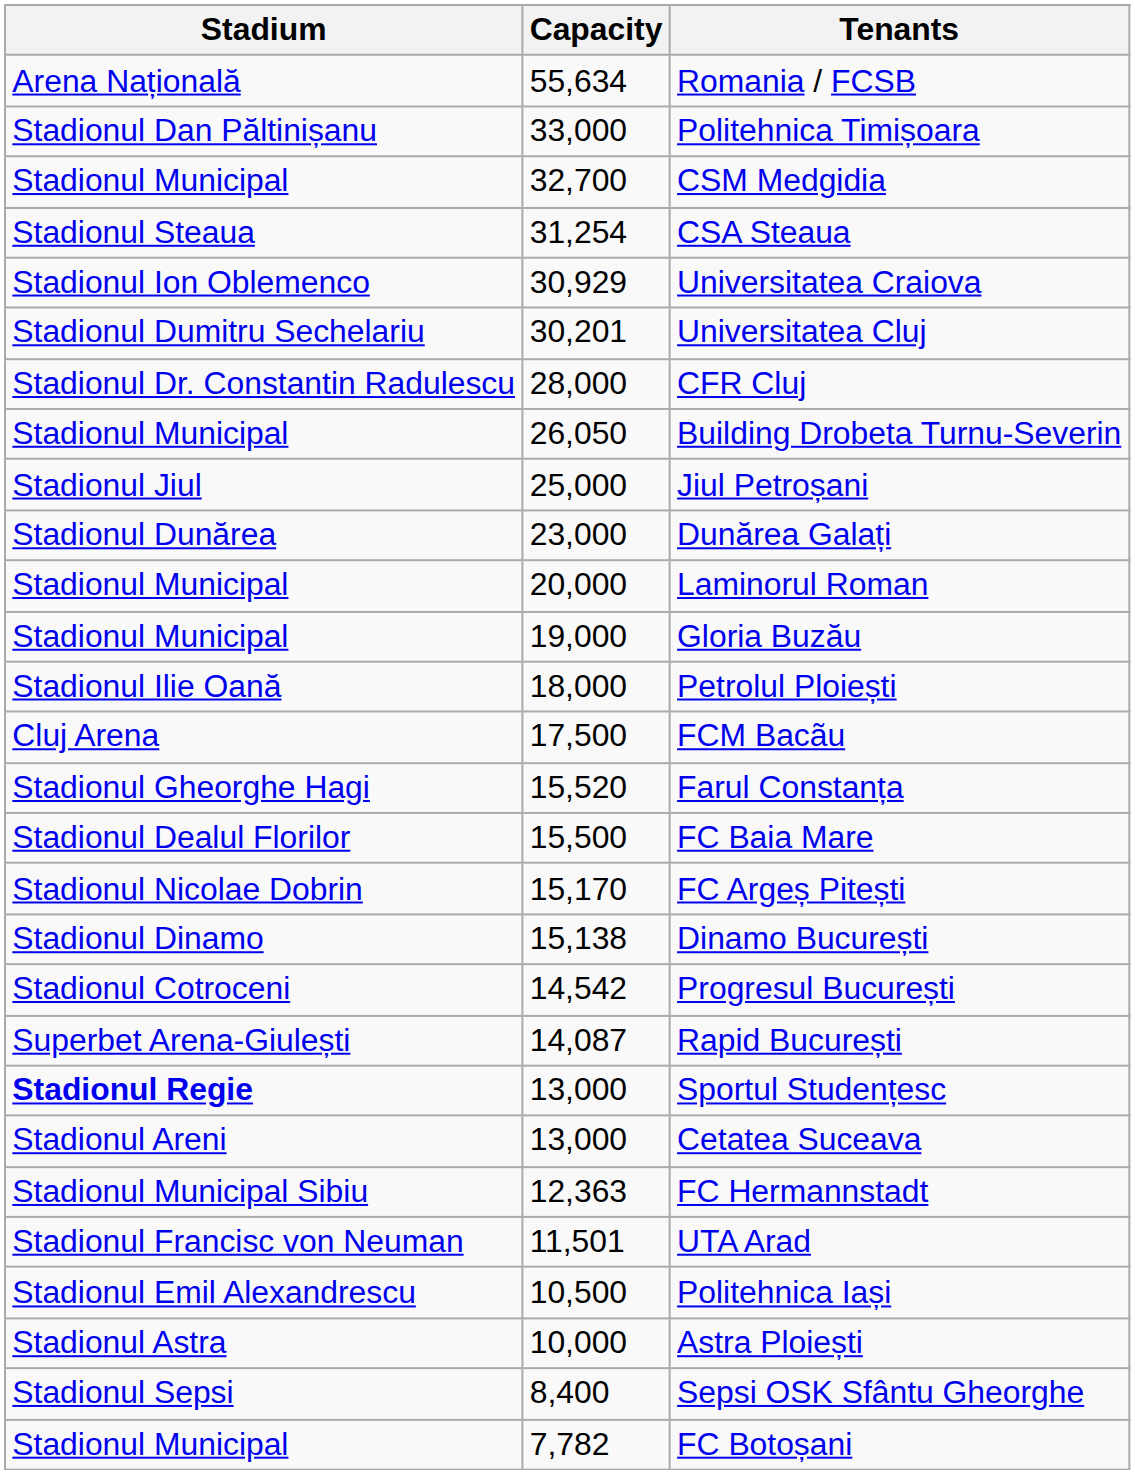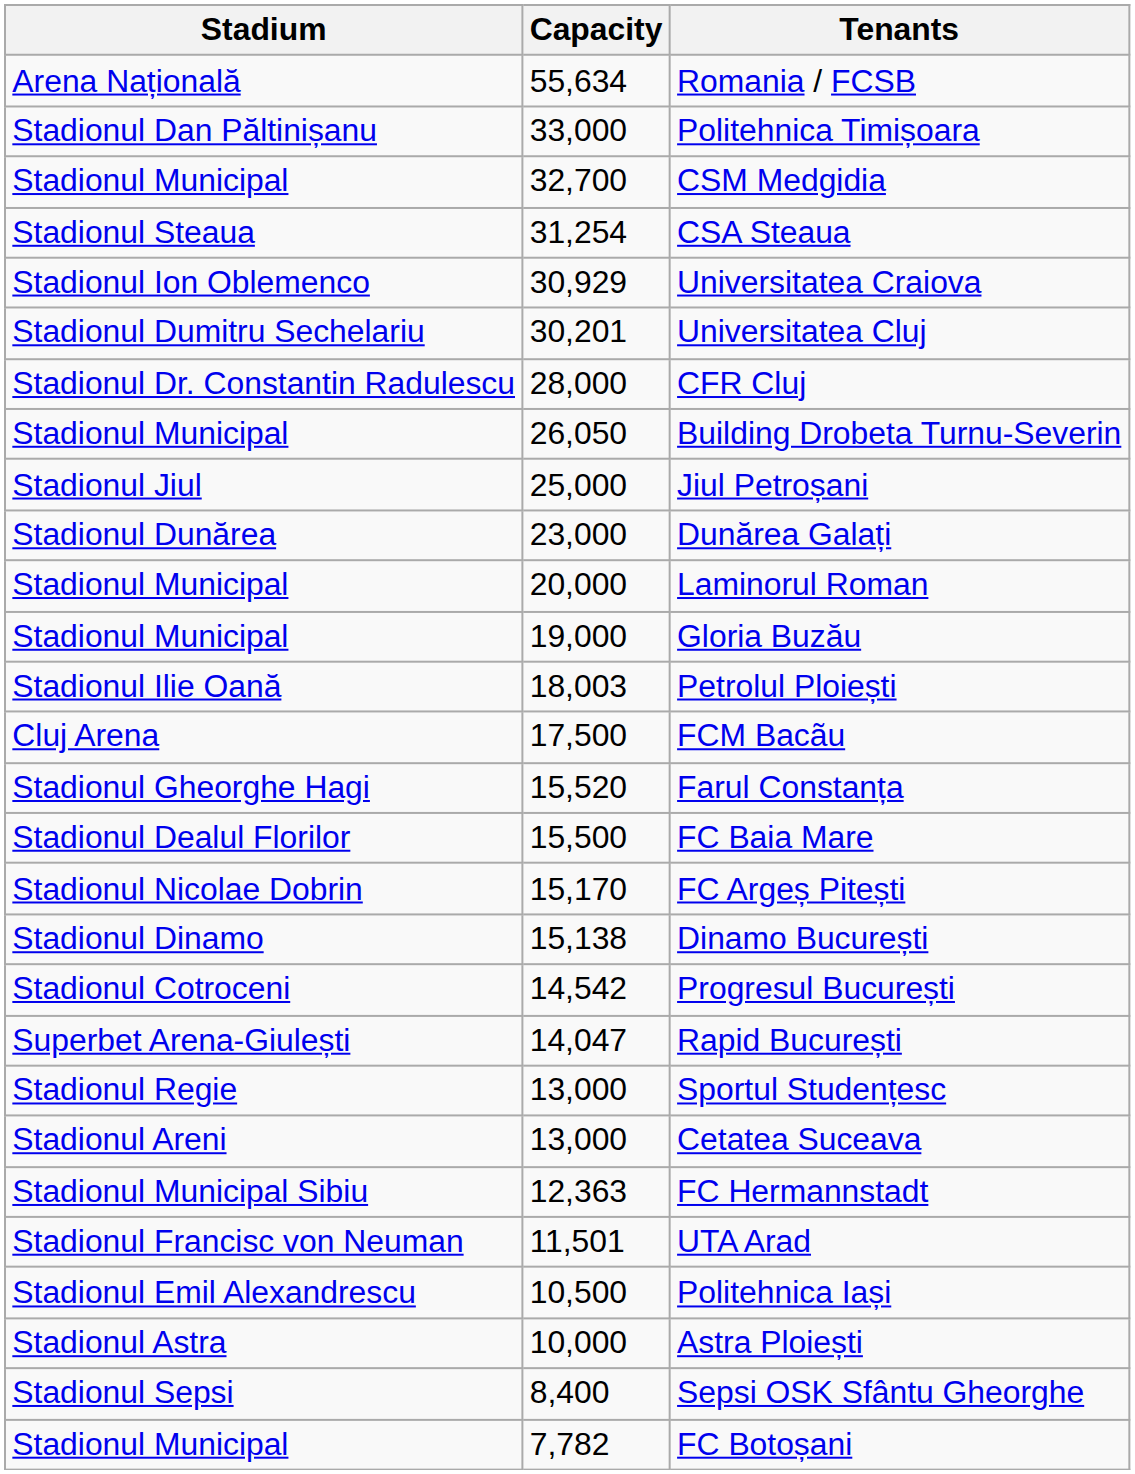(578, 686) 18,000 -> (578, 686) 18,003
(578, 1039) 14,087 -> (578, 1039) 14,047
(133, 1090) bold -> (125, 1090) normal
